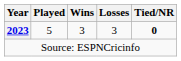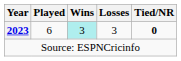(49, 30) 5 -> (49, 30) 6
(82, 30) no background -> (82, 30) paleturquoise background
